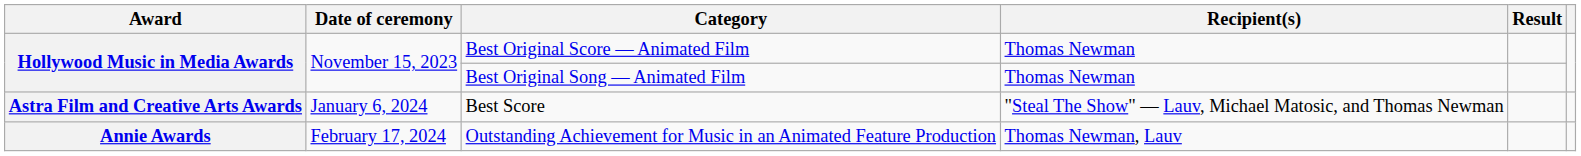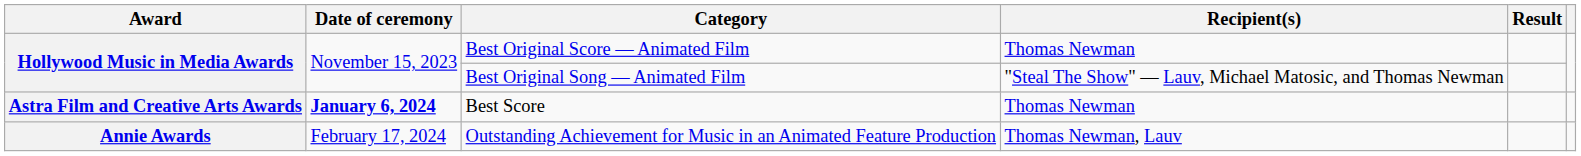(1070, 77) Thomas Newman -> (1254, 77) "Steal The Show" — Lauv, Michael Matosic, and Thomas Newman
(369, 106) normal -> (373, 106) bold
(1254, 106) "Steal The Show" — Lauv, Michael Matosic, and Thomas Newman -> (1070, 106) Thomas Newman
